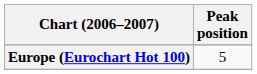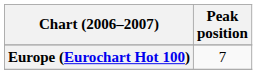(222, 57) 5 -> (222, 57) 7
